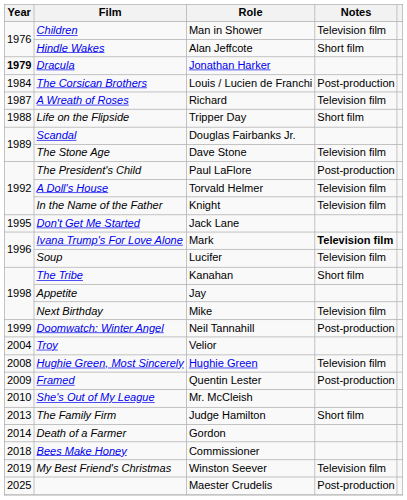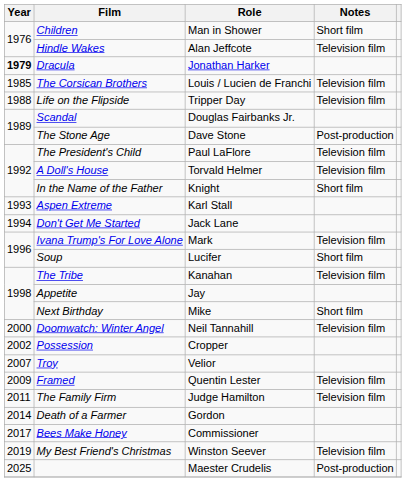(352, 30) Television film -> (340, 30) Short film
(341, 48) Short film -> (351, 48) Television film
(19, 83) 1984 -> (19, 83) 1985
(356, 83) Post-production -> (351, 83) Television film
- row: (83, 100)
(341, 118) Short film -> (351, 100) Television film
(352, 153) Television film -> (355, 135) Post-production
(356, 170) Post-production -> (351, 153) Television film
(352, 205) Television film -> (340, 188) Short film
+ row: (74, 205)
(19, 223) 1995 -> (19, 223) 1994
(355, 240) bold -> (351, 240) normal
(352, 258) Television film -> (340, 258) Short film
(341, 275) Short film -> (351, 275) Television film
(352, 310) Television film -> (340, 310) Short film
(19, 328) 1999 -> (19, 328) 2000
(356, 328) Post-production -> (351, 328) Television film
+ row: (65, 345)
(19, 345) 2004 -> (19, 363) 2007
- row: (110, 363)
(356, 380) Post-production -> (351, 380) Television film
- row: (96, 398)
(19, 415) 2013 -> (19, 398) 2011
(341, 415) Short film -> (351, 398) Television film
(19, 450) 2018 -> (19, 433) 2017
